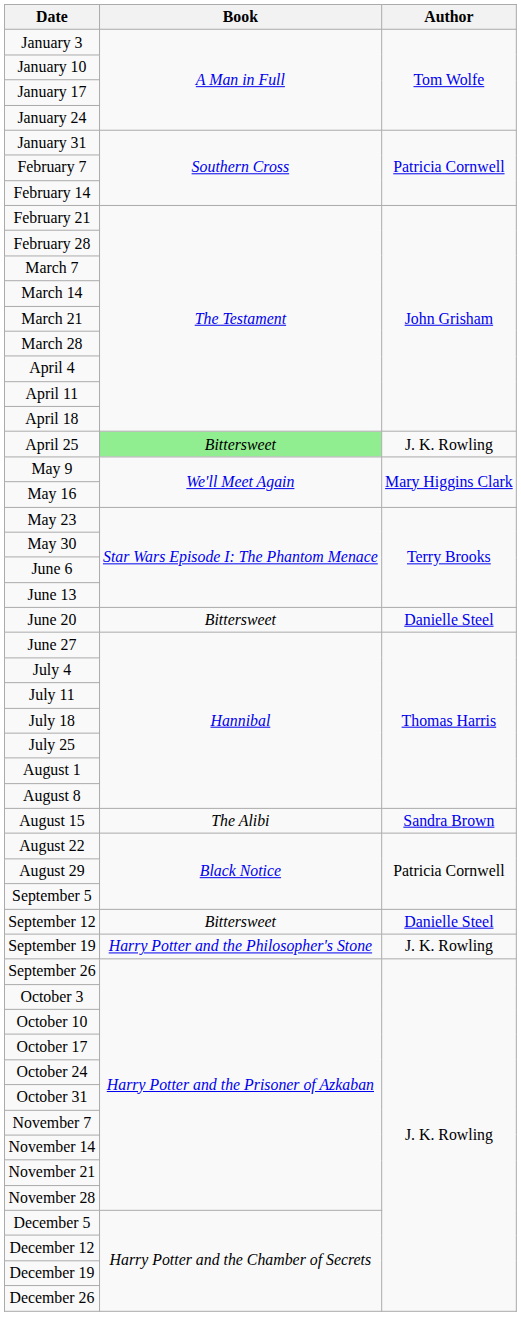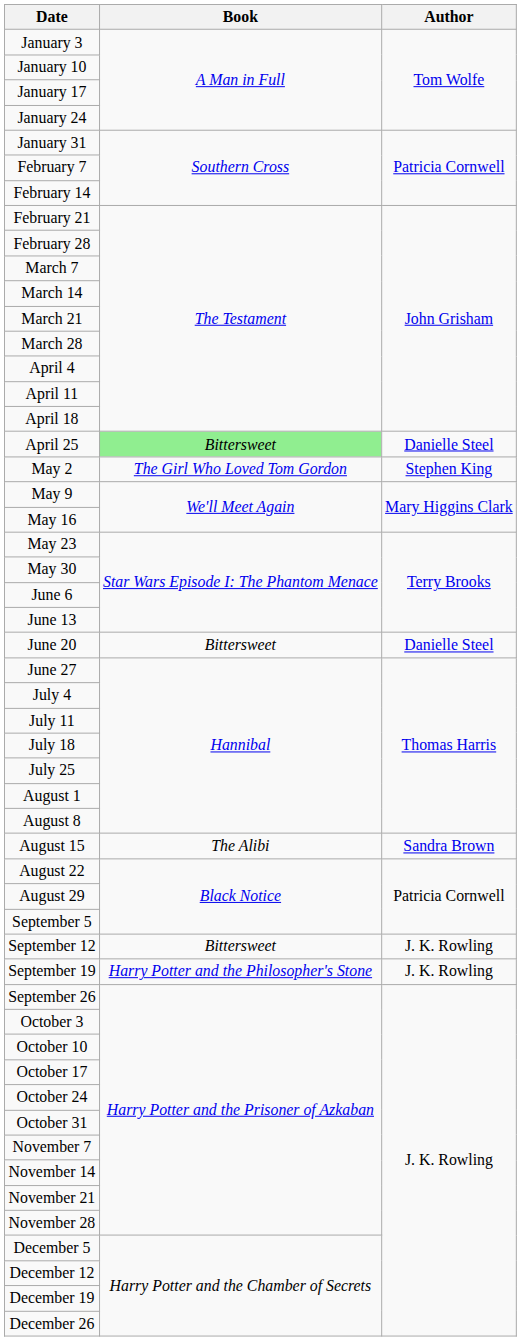(449, 444) J. K. Rowling -> (449, 444) Danielle Steel
+ row: (52, 469)
(449, 921) Danielle Steel -> (449, 946) J. K. Rowling
